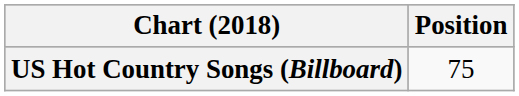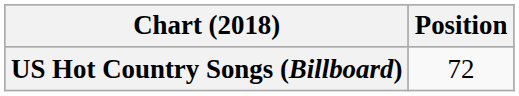(461, 68) 75 -> (461, 68) 72
